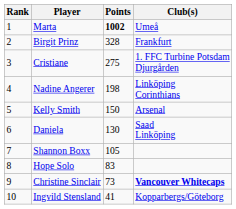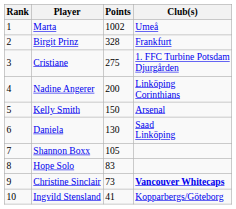(115, 27) bold -> (115, 27) normal
(112, 89) 198 -> (112, 89) 200
